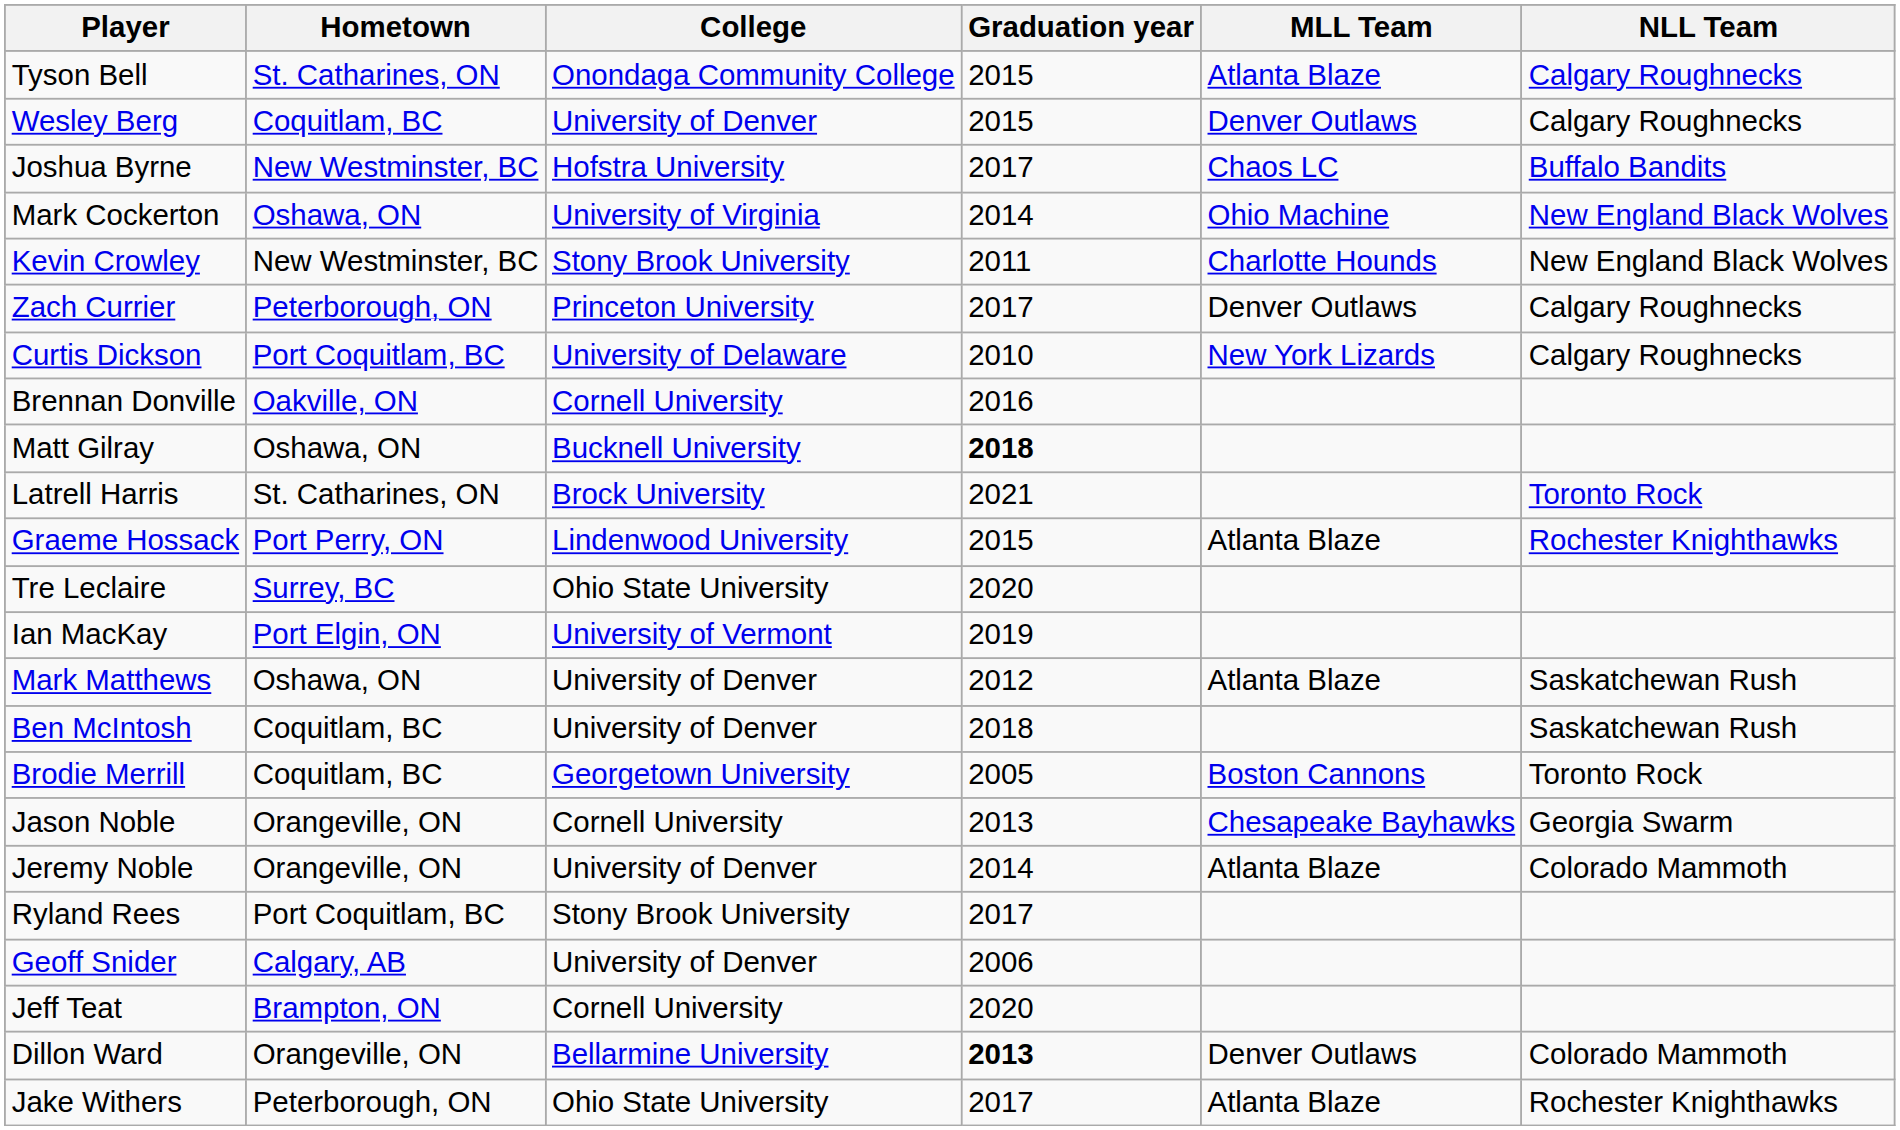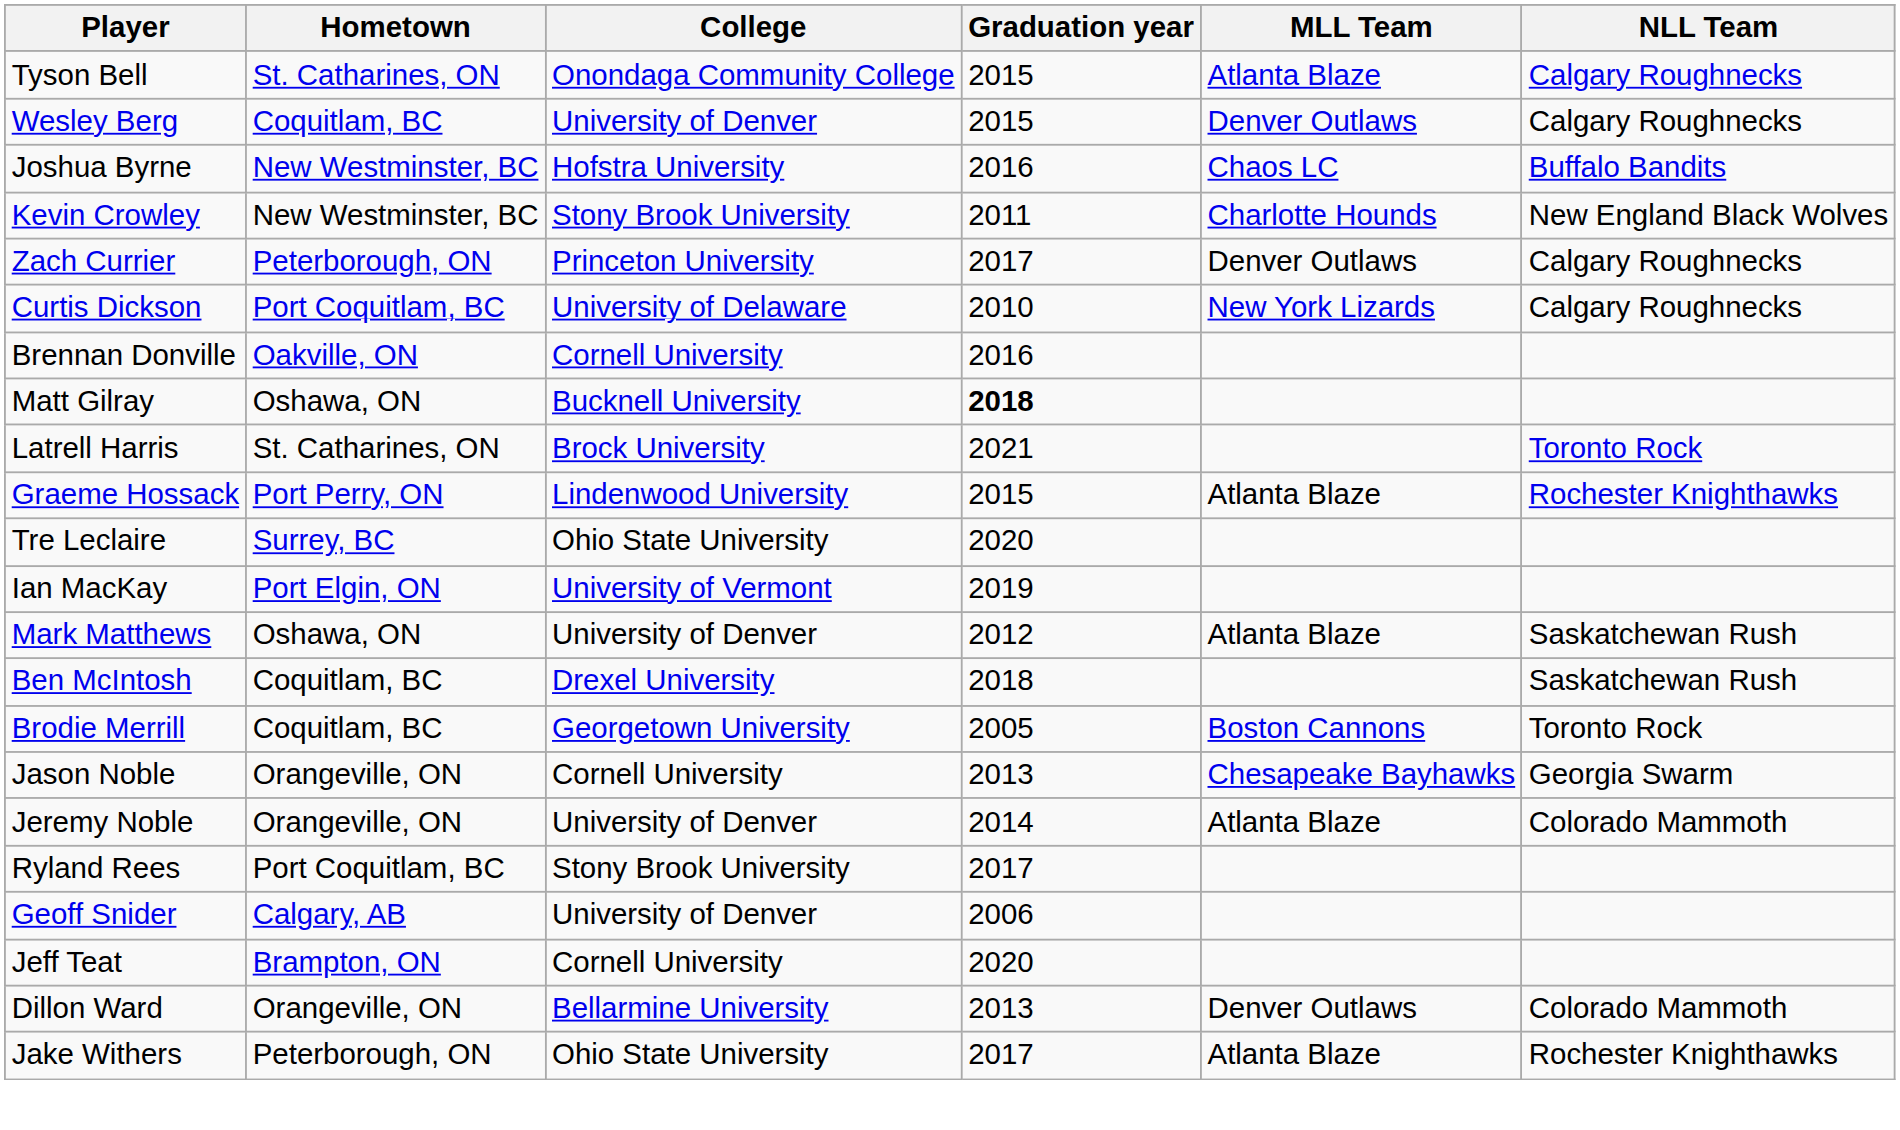(1001, 167) 2017 -> (1001, 167) 2016
- row: (116, 214)
(685, 728) University of Denver -> (663, 681) Drexel University
(1001, 1055) bold -> (1001, 1008) normal
